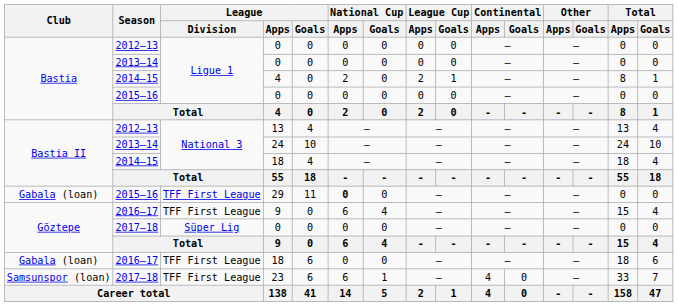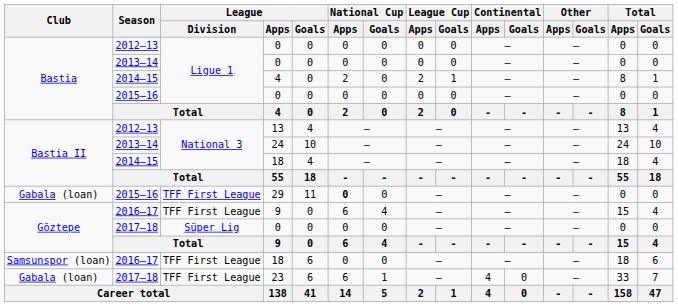(59, 261) Gabala (loan) -> (59, 261) Samsunspor (loan)
(59, 277) Samsunspor (loan) -> (59, 277) Gabala (loan)
